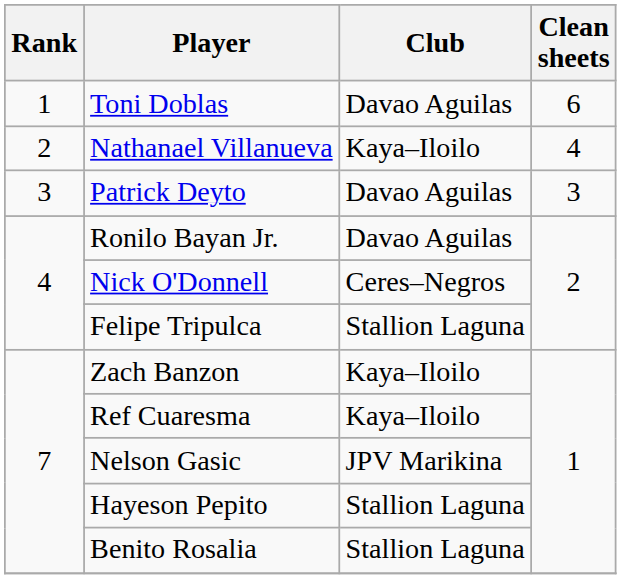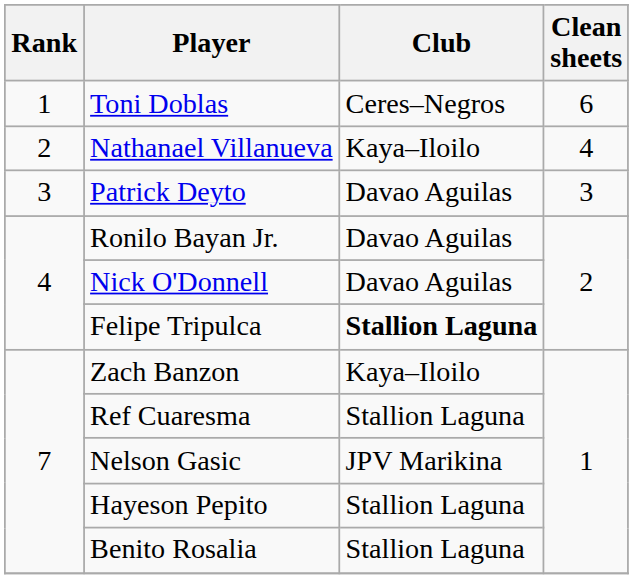(429, 103) Davao Aguilas -> (425, 103) Ceres–Negros
(425, 281) Ceres–Negros -> (429, 281) Davao Aguilas
(435, 326) normal -> (441, 326) bold
(413, 415) Kaya–Iloilo -> (435, 415) Stallion Laguna
